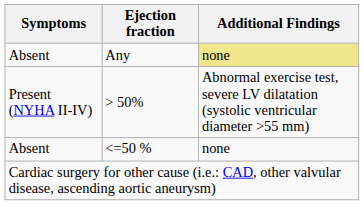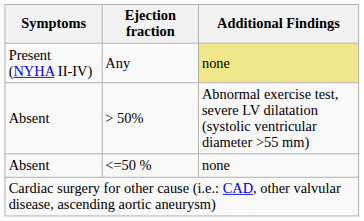(29, 54) Absent -> (50, 63) Present (NYHA II-IV)
(50, 102) Present (NYHA II-IV) -> (29, 118) Absent
